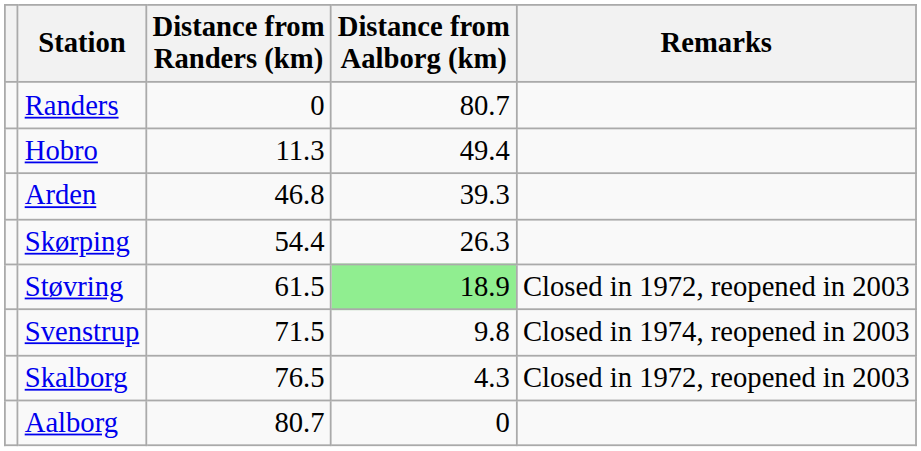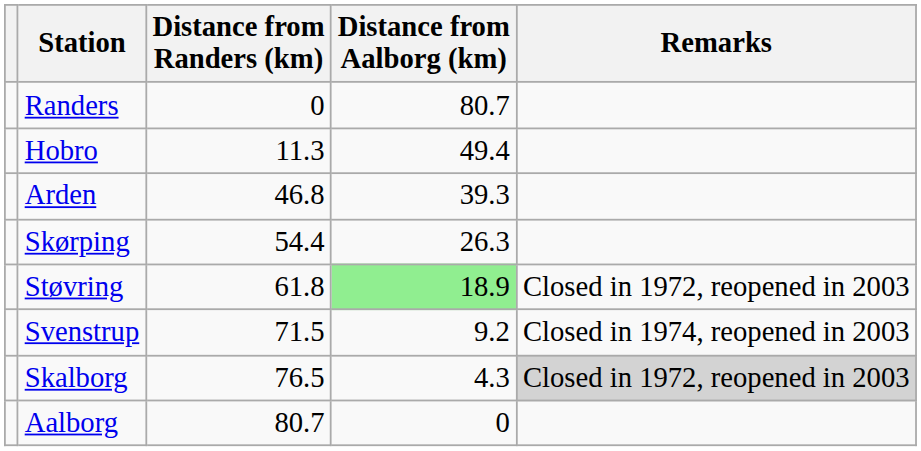(299, 286) 61.5 -> (299, 286) 61.8
(492, 331) 9.8 -> (492, 331) 9.2
(716, 377) no background -> (716, 377) lightgrey background
